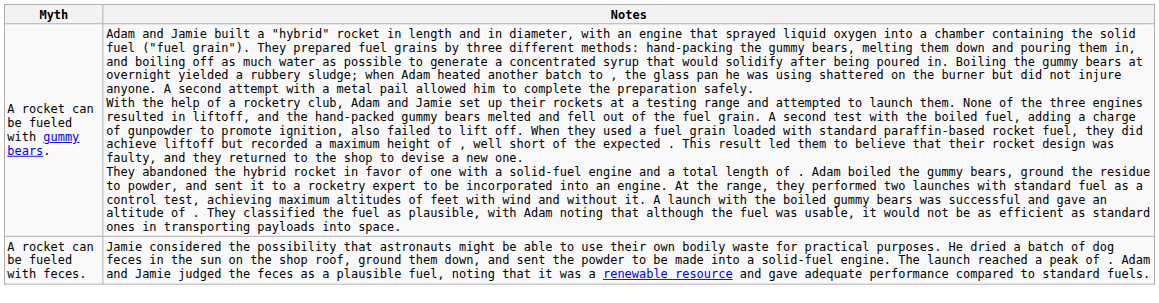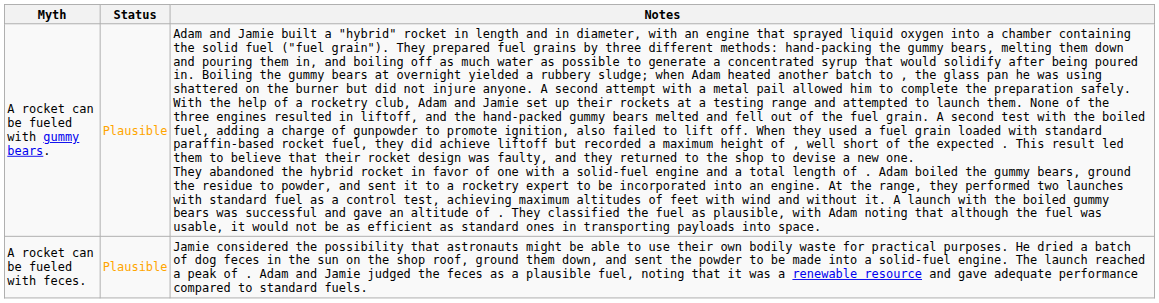+ column: (135, 14)
